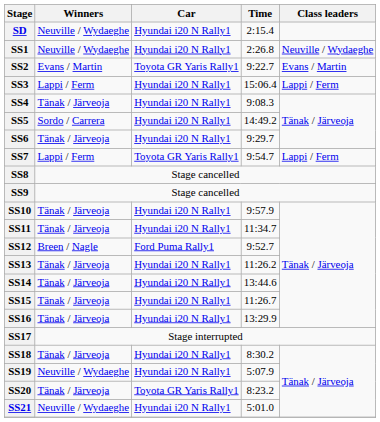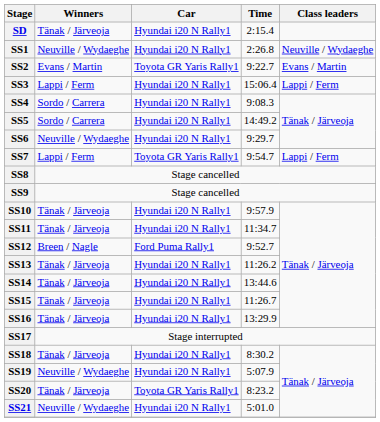(83, 31) Neuville / Wydaeghe -> (73, 31) Tänak / Järveoja
(73, 102) Tänak / Järveoja -> (71, 102) Sordo / Carrera
(73, 138) Tänak / Järveoja -> (83, 138) Neuville / Wydaeghe
